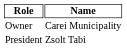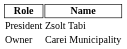rows swapped: (19, 25) <-> (24, 39)
